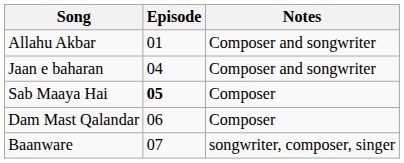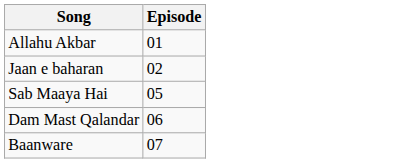- column: (302, 17)
(155, 68) 04 -> (155, 68) 02
(155, 94) bold -> (155, 94) normal
